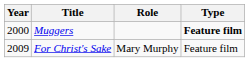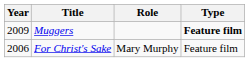(18, 30) 2000 -> (18, 30) 2009
(18, 48) 2009 -> (18, 48) 2006
